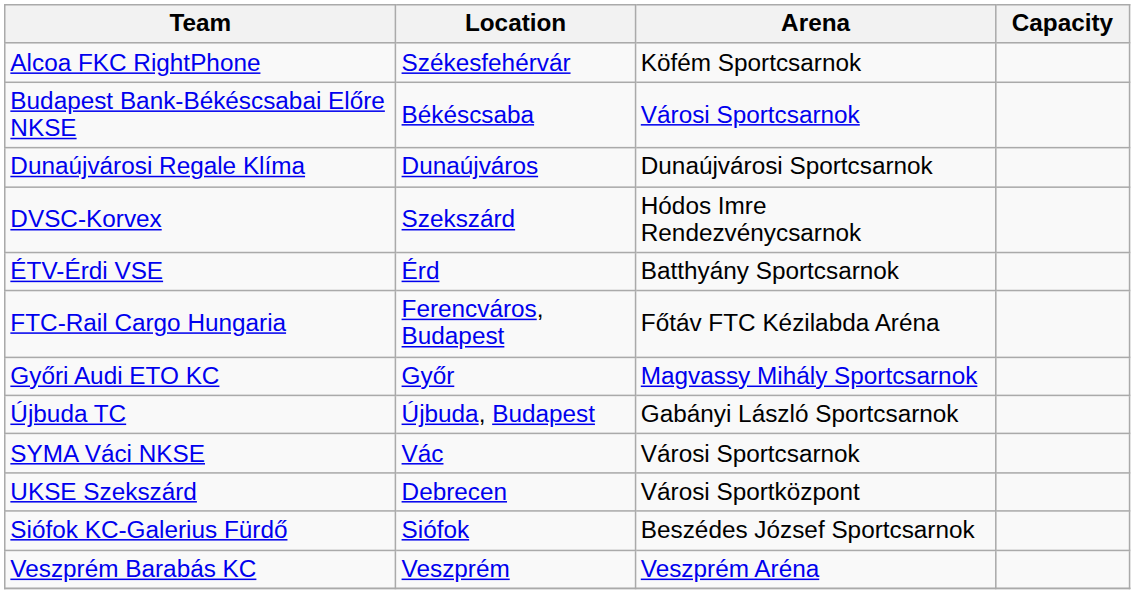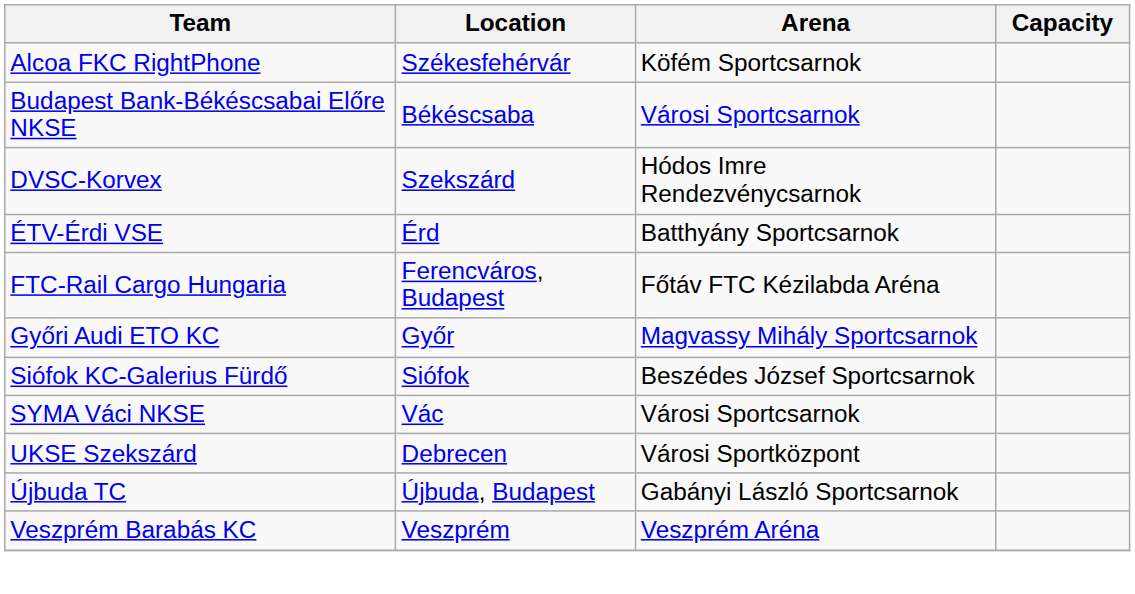- row: (158, 166)
rows swapped: (149, 530) <-> (68, 414)
